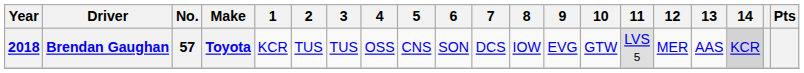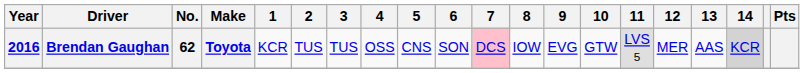(24, 48) 2018 -> (24, 48) 2016
(187, 48) 57 -> (187, 48) 62
(491, 48) no background -> (491, 48) pink background
